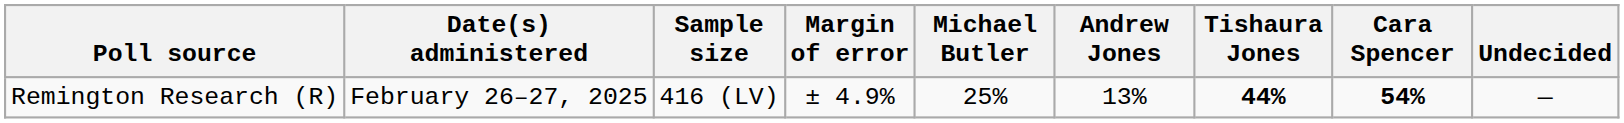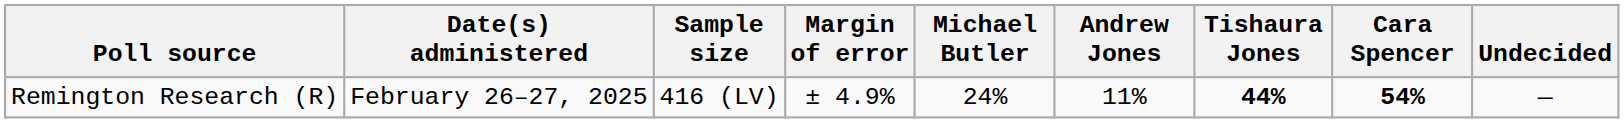(985, 97) 25% -> (985, 97) 24%
(1124, 97) 13% -> (1124, 97) 11%
